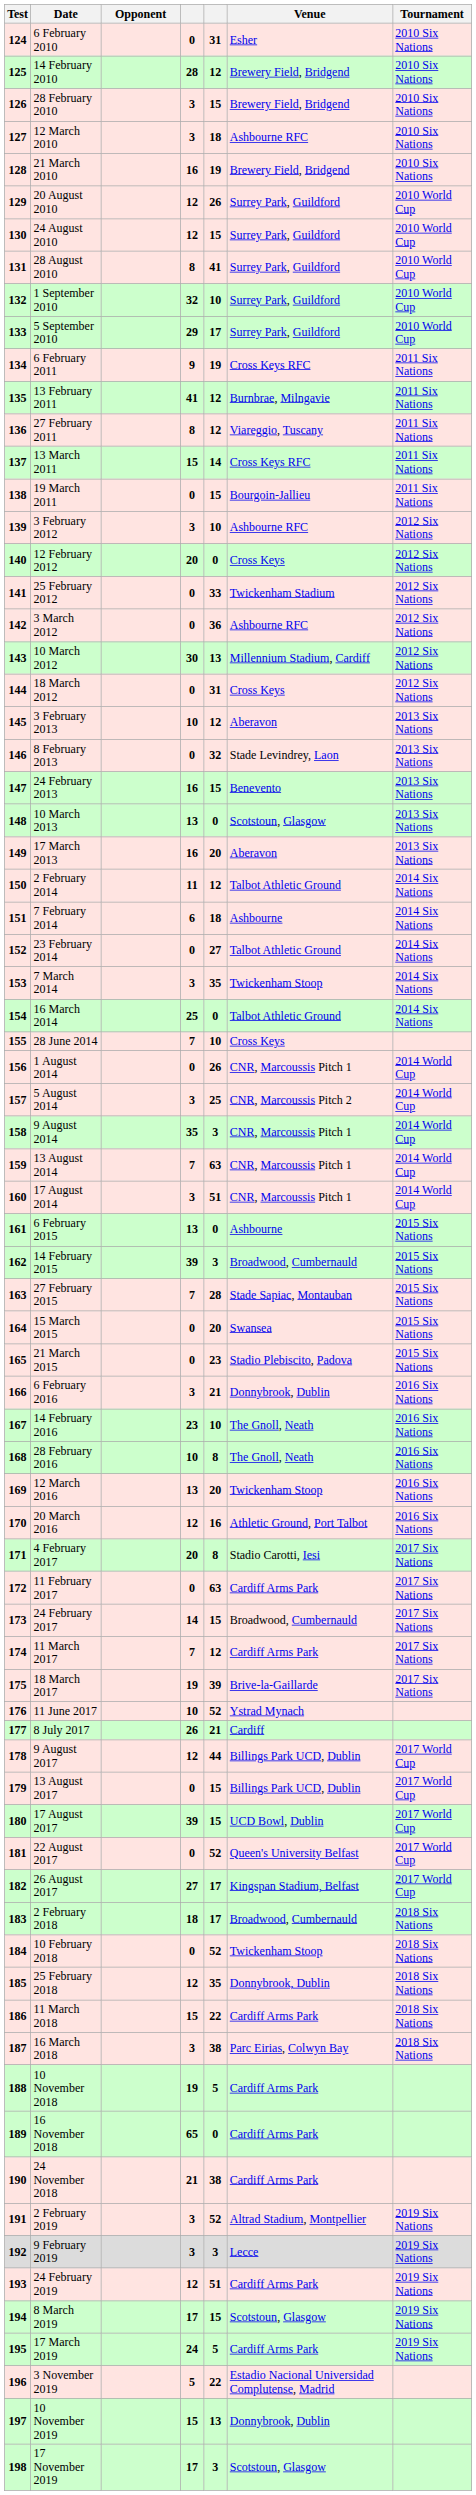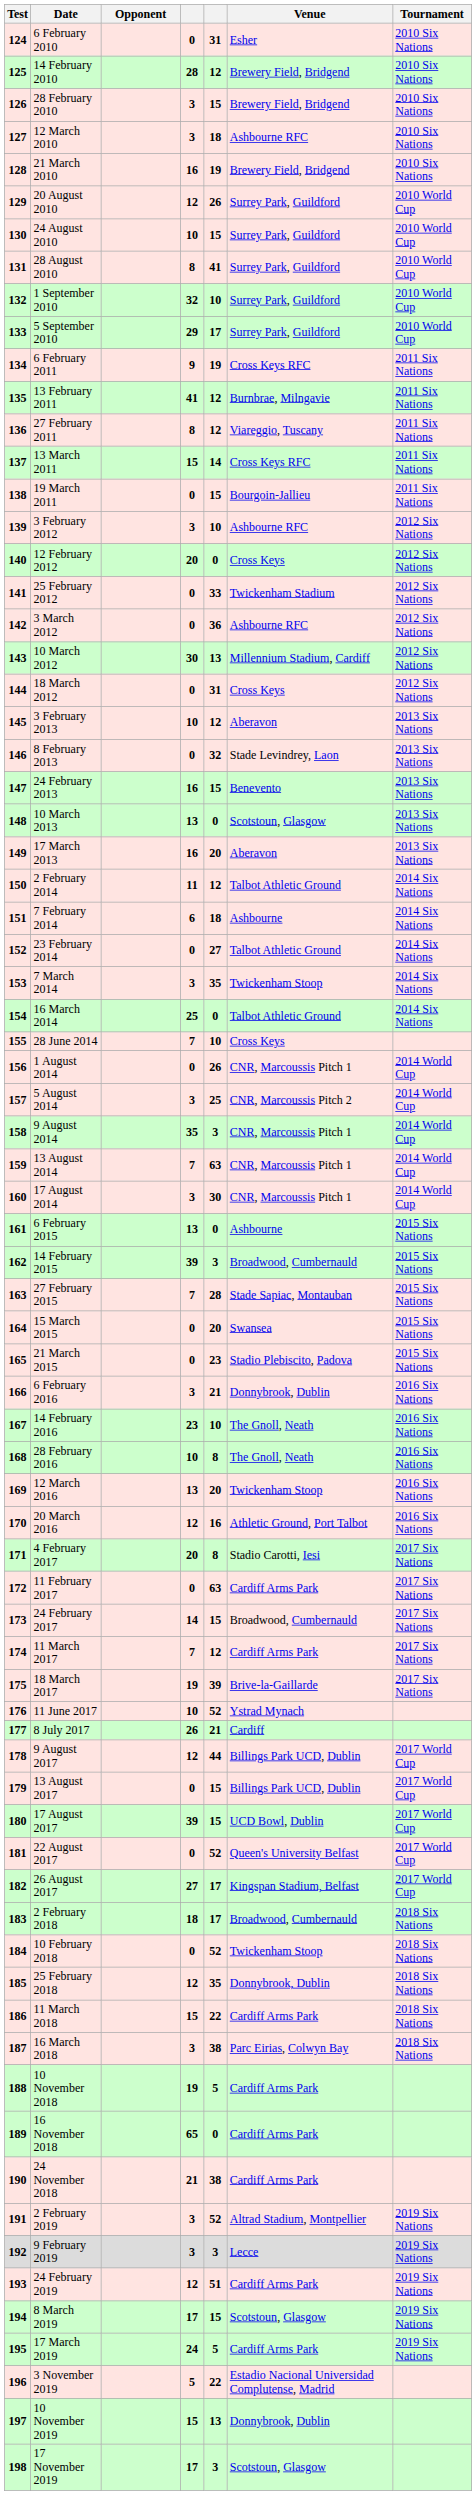(192, 234) 12 -> (192, 234) 10
(215, 1197) 51 -> (215, 1197) 30
